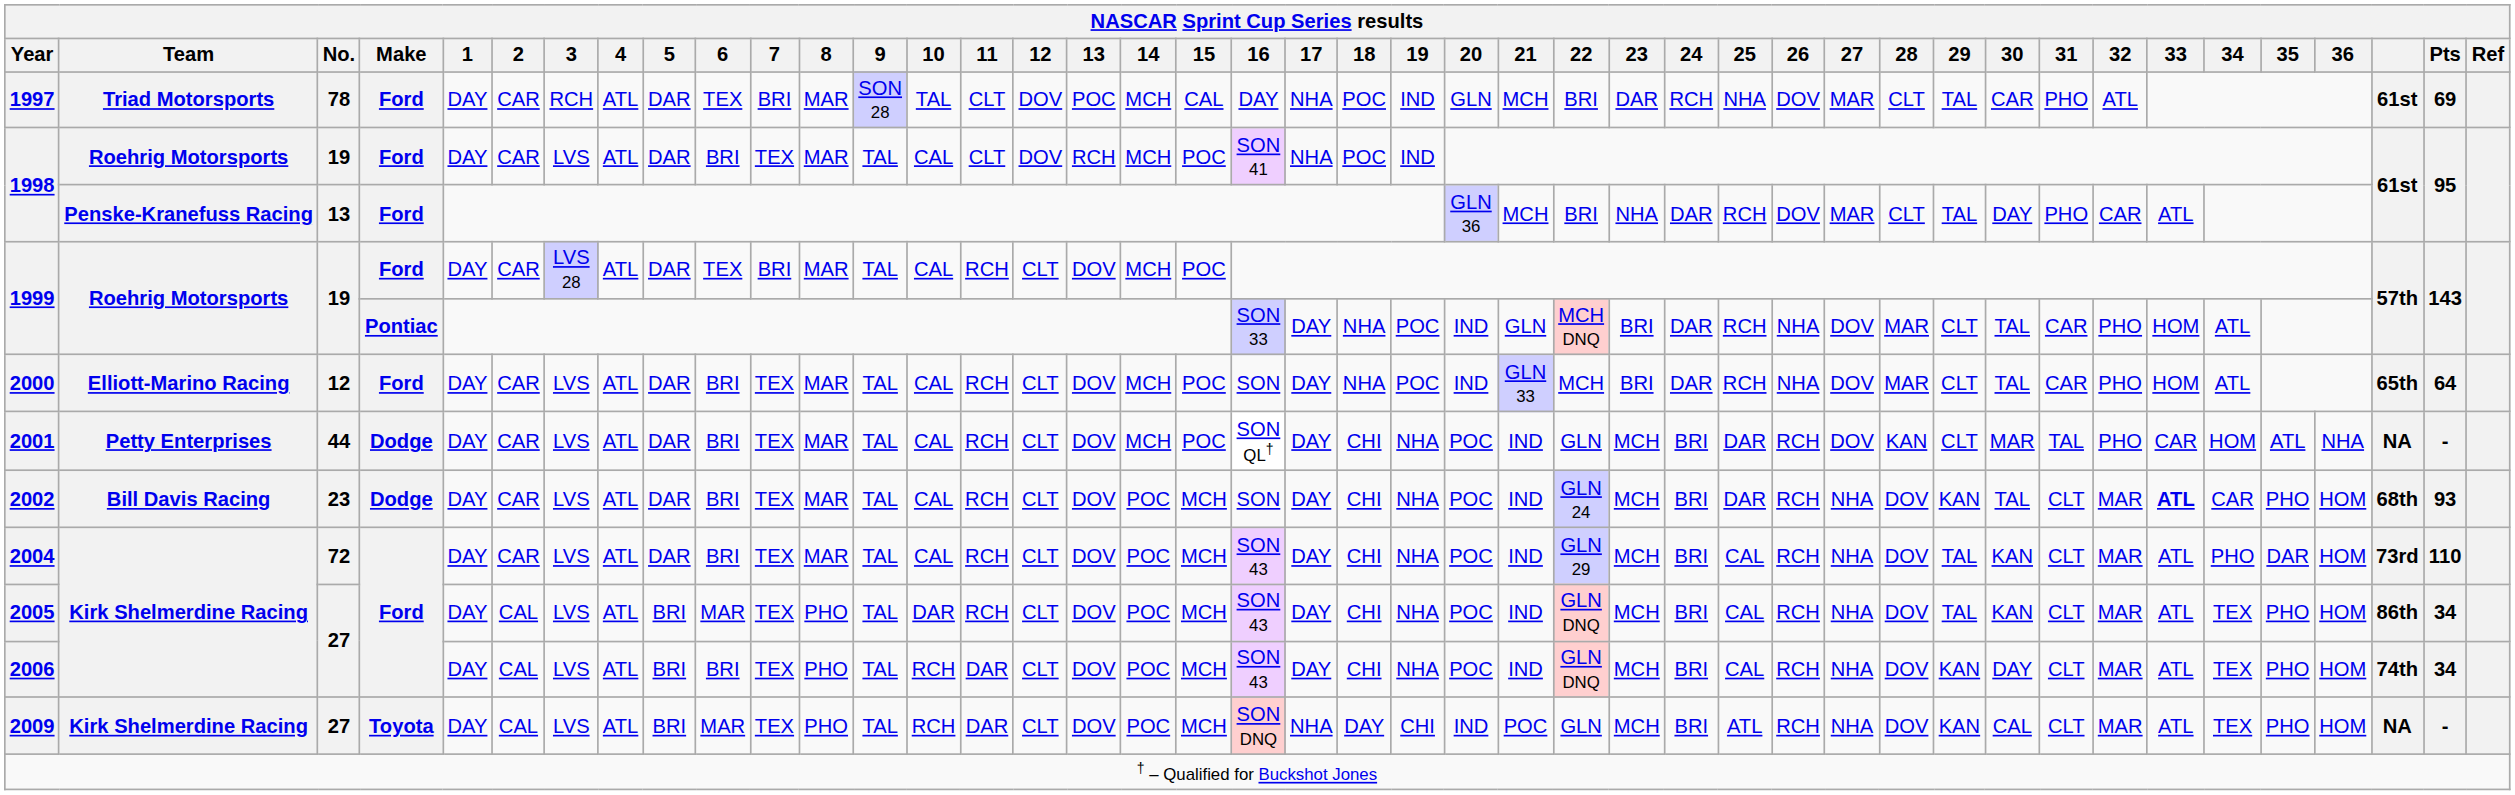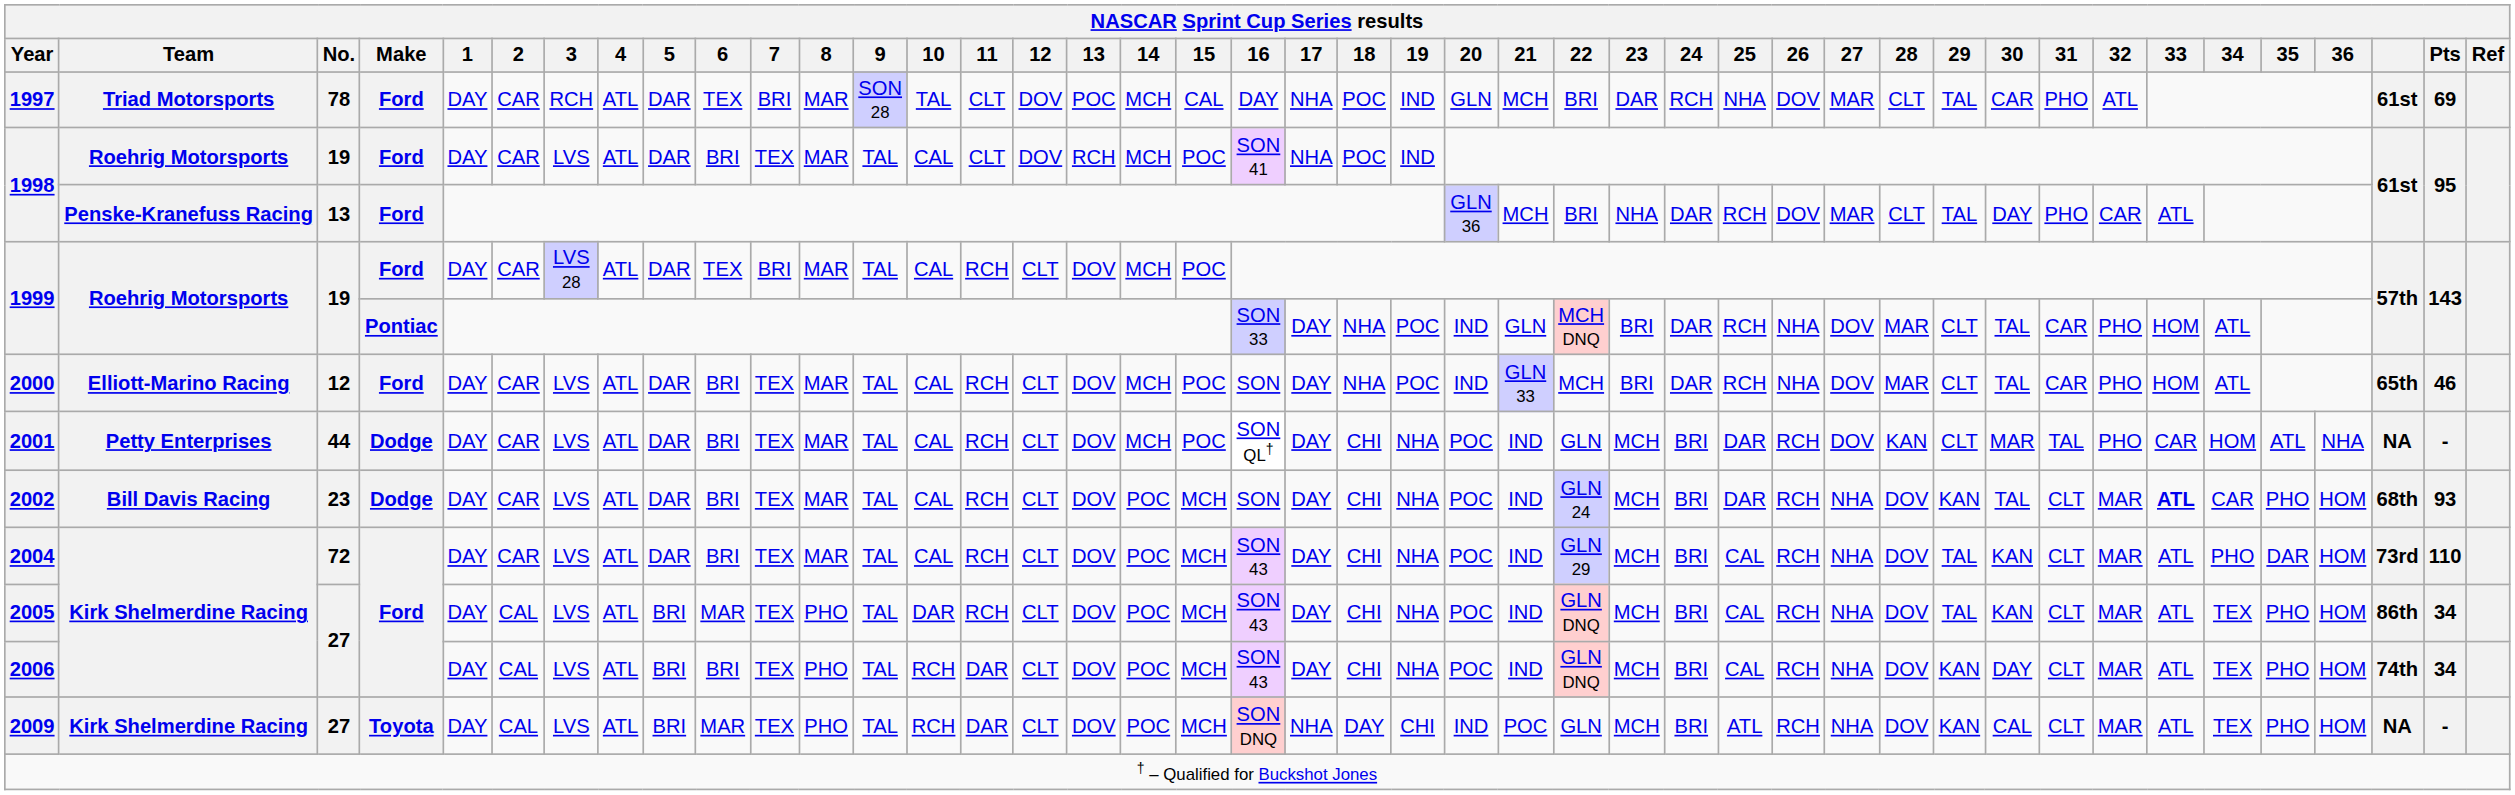(2445, 383) 64 -> (2445, 383) 46
